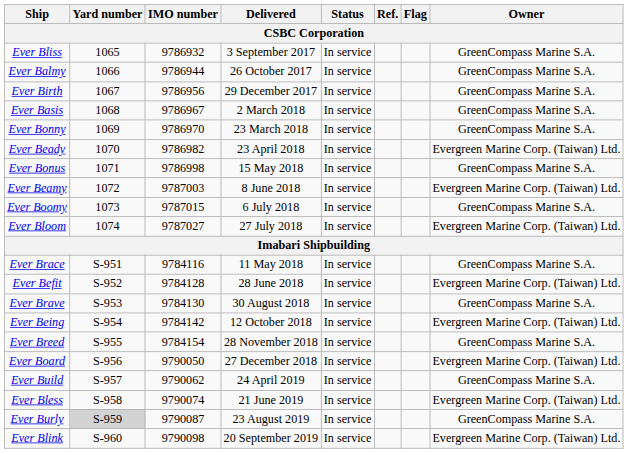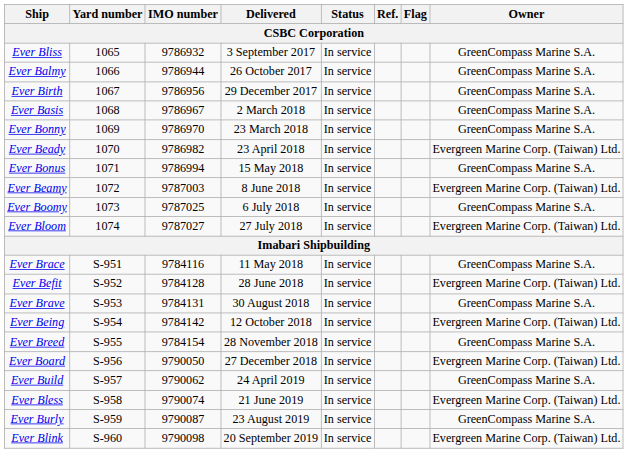(183, 168) 9786998 -> (183, 168) 9786994
(183, 206) 9787015 -> (183, 206) 9787025
(183, 303) 9784130 -> (183, 303) 9784131
(108, 419) lightgrey background -> (108, 419) no background
